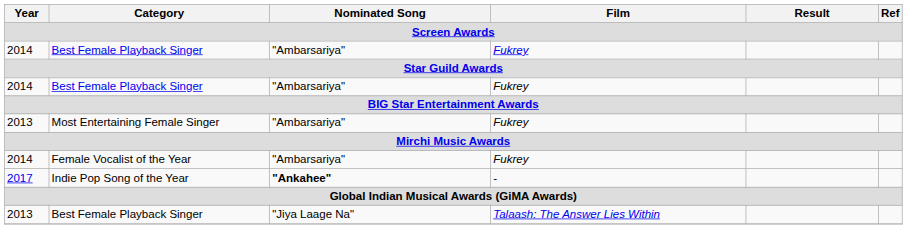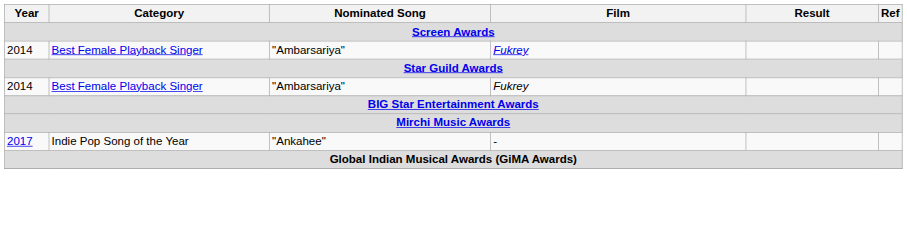- row: (20, 123)
- row: (20, 159)
(302, 178) bold -> (299, 141) normal
- row: (20, 214)
